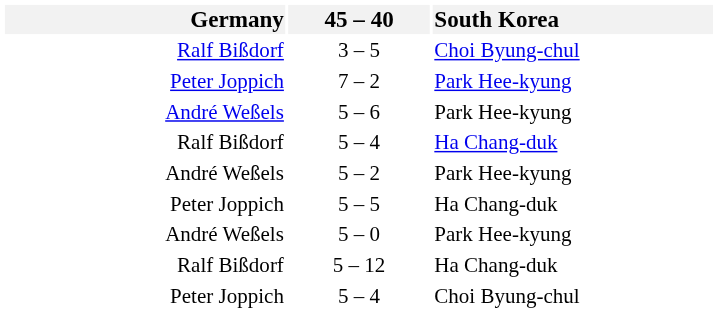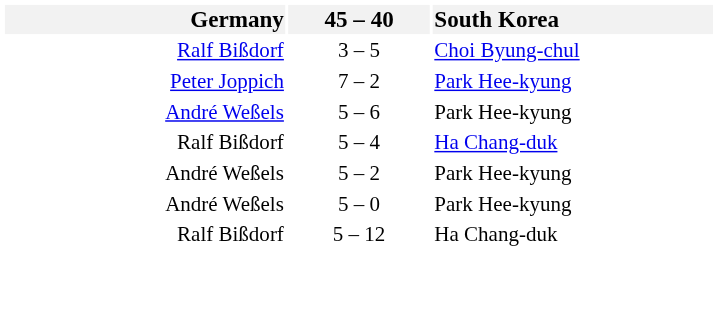- row: (227, 203)
- row: (227, 295)
